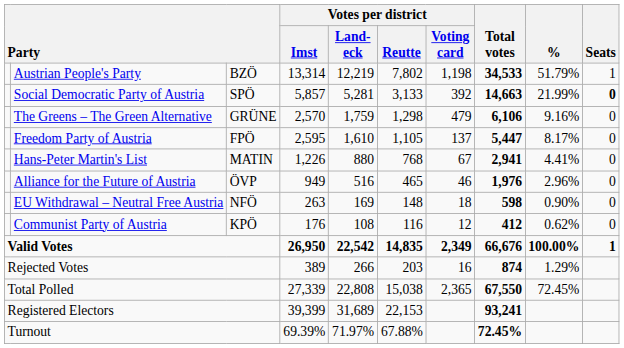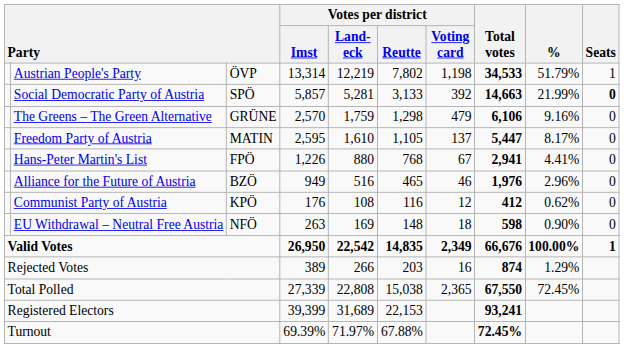(243, 73) BZÖ -> (243, 73) ÖVP
(242, 138) FPÖ -> (251, 138) MATIN
(251, 159) MATIN -> (242, 159) FPÖ
(243, 181) ÖVP -> (243, 181) BZÖ
rows swapped: (119, 203) <-> (90, 224)
